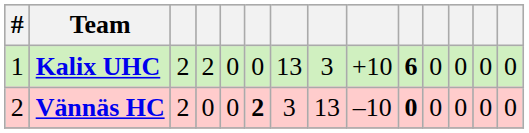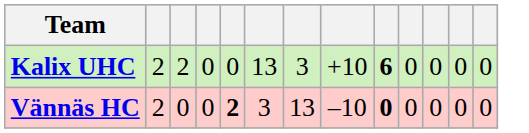- column: (17, 25)
